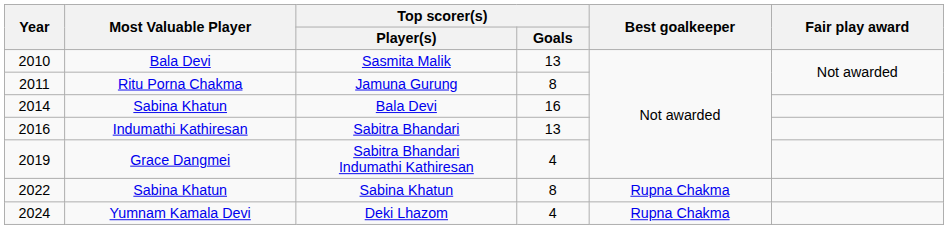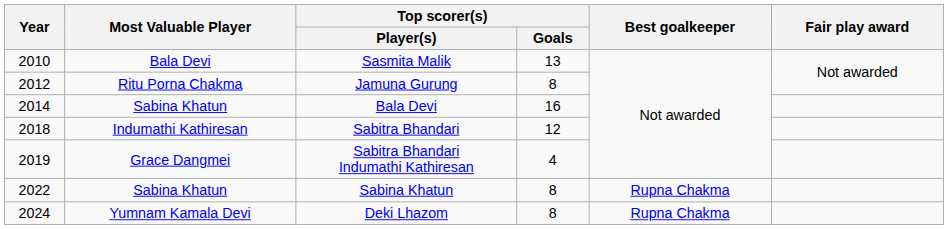(34, 84) 2011 -> (34, 84) 2012
(34, 129) 2016 -> (34, 129) 2018
(553, 129) 13 -> (553, 129) 12
(553, 213) 4 -> (553, 213) 8
